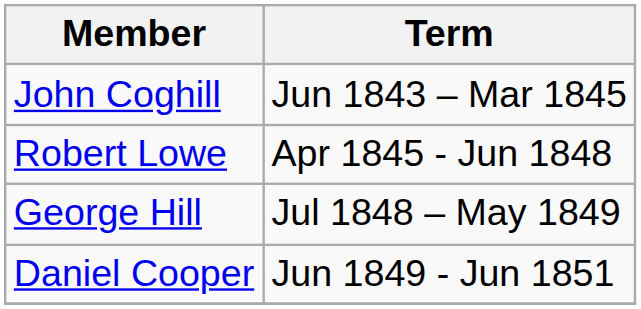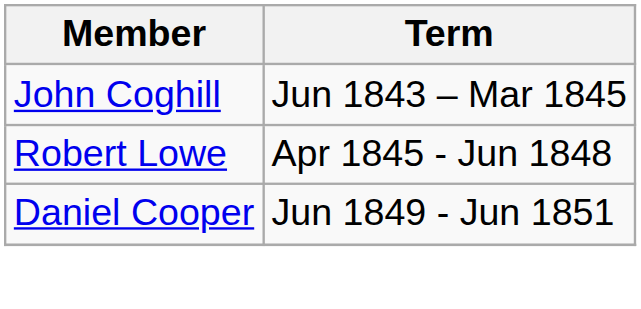- row: (108, 213)
